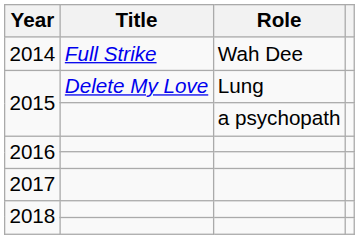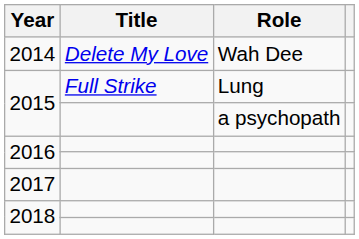(111, 53) Full Strike -> (137, 53) Delete My Love
(137, 86) Delete My Love -> (111, 86) Full Strike
